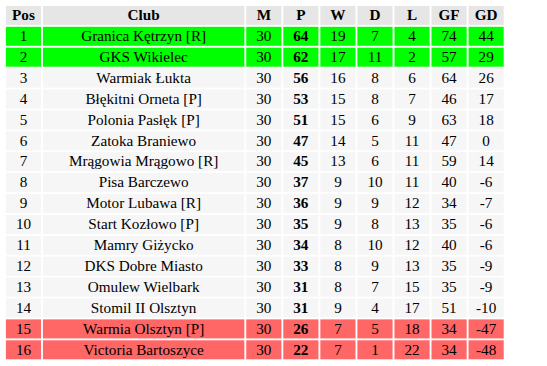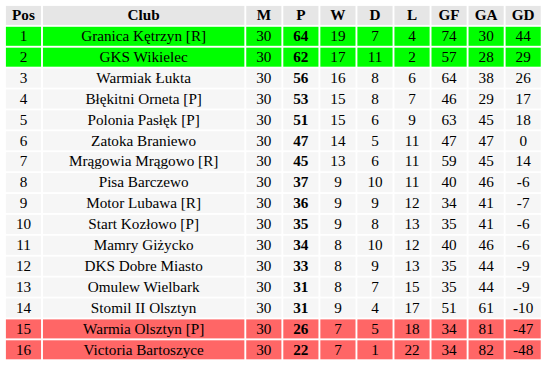+ column: (486, 15)
